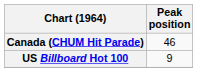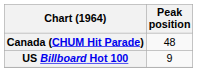(170, 42) 46 -> (170, 42) 48
